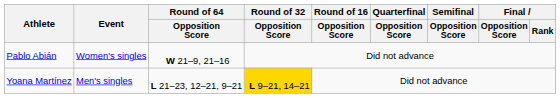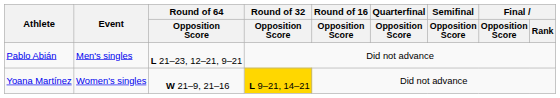(111, 56) Women's singles -> (104, 56) Men's singles
(196, 61) W 21–9, 21–16 -> (196, 61) L 21–23, 12–21, 9–21
(104, 81) Men's singles -> (111, 81) Women's singles
(196, 86) L 21–23, 12–21, 9–21 -> (196, 86) W 21–9, 21–16
